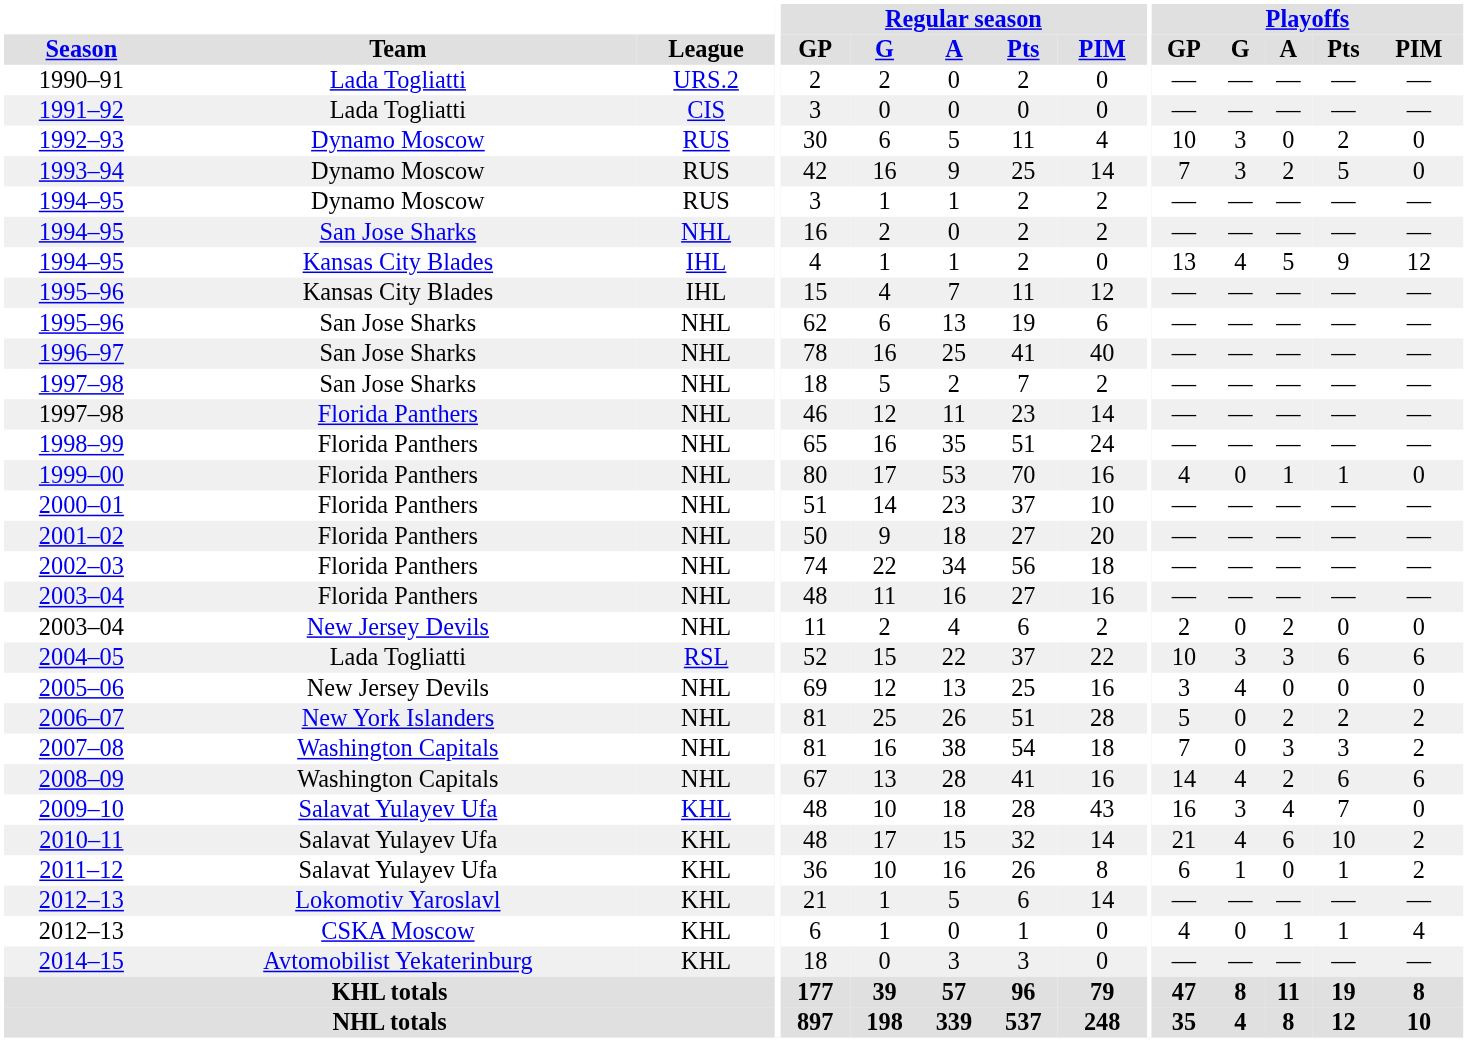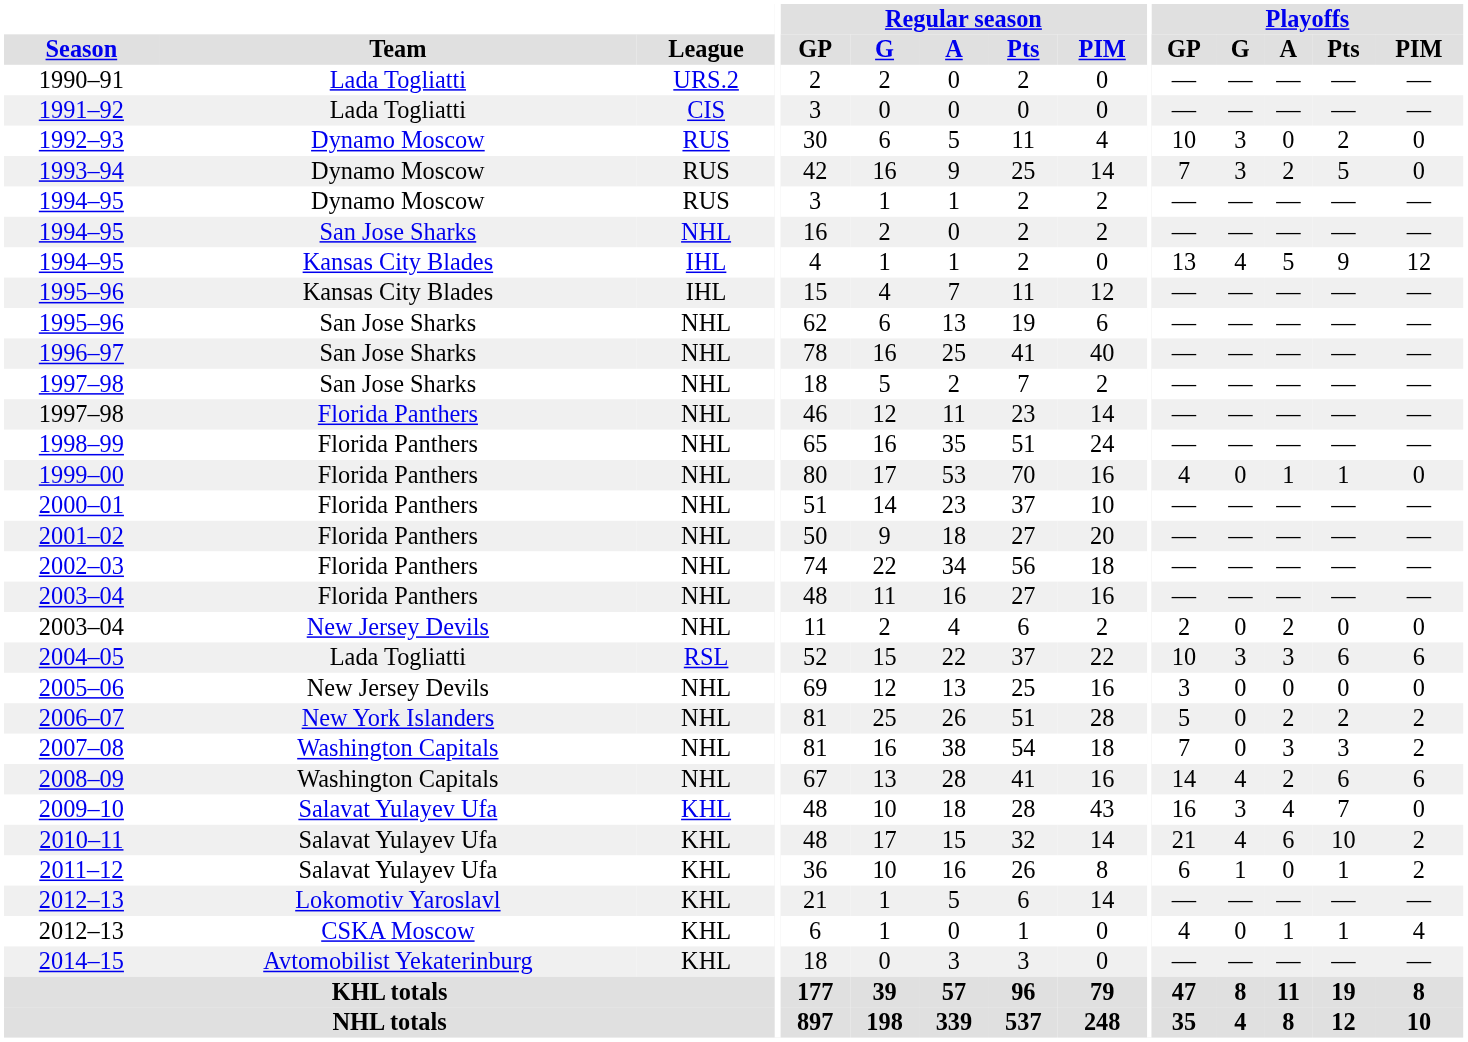(1240, 687) 4 -> (1240, 687) 0
